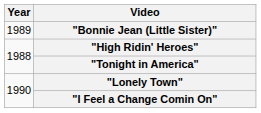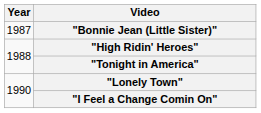(19, 30) 1989 -> (19, 30) 1987
